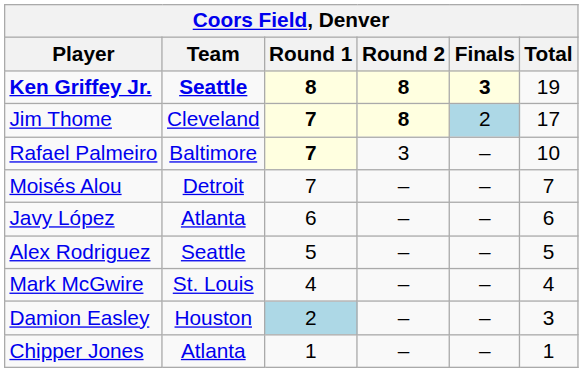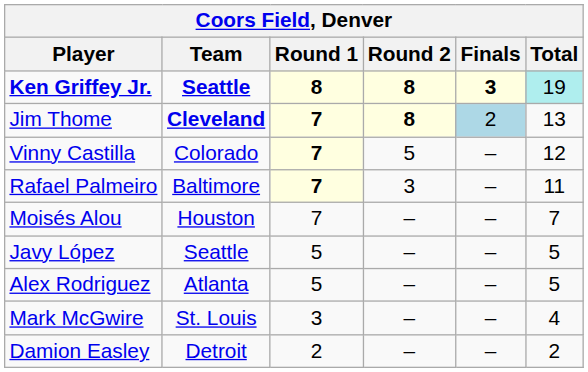(548, 86) no background -> (554, 86) paleturquoise background
(213, 119) normal -> (216, 119) bold
(548, 119) 17 -> (554, 119) 13
+ row: (72, 152)
(548, 152) 10 -> (554, 185) 11
(213, 185) Detroit -> (216, 218) Houston
(213, 218) Atlanta -> (216, 251) Seattle
(311, 218) 6 -> (316, 251) 5
(548, 218) 6 -> (554, 251) 5
(213, 251) Seattle -> (216, 284) Atlanta
(311, 284) 4 -> (316, 317) 3
(213, 317) Houston -> (216, 350) Detroit
(311, 317) lightblue background -> (316, 350) no background
(548, 317) 3 -> (554, 350) 2
- row: (77, 350)
